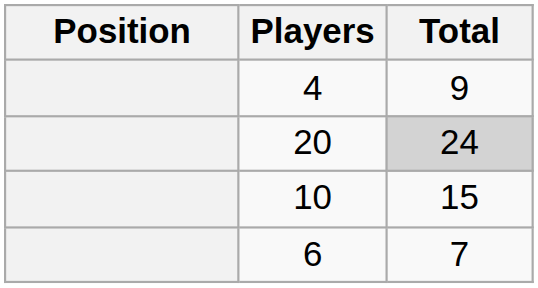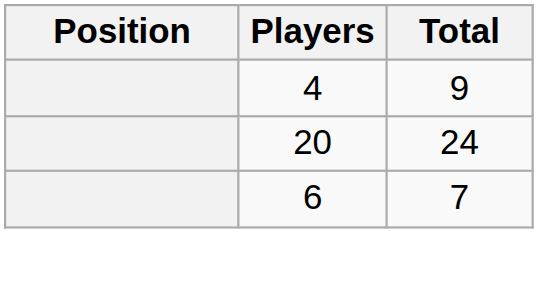(459, 142) lightgrey background -> (459, 142) no background
- row: (313, 198)
